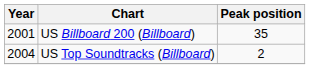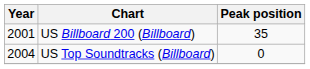(261, 53) 2 -> (261, 53) 0
